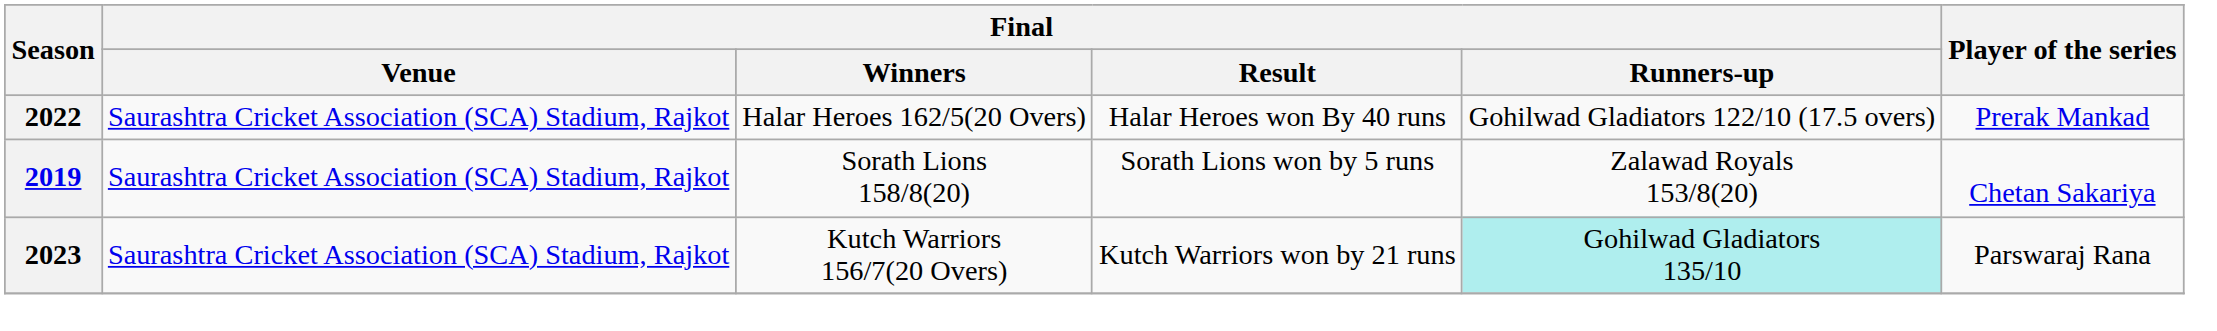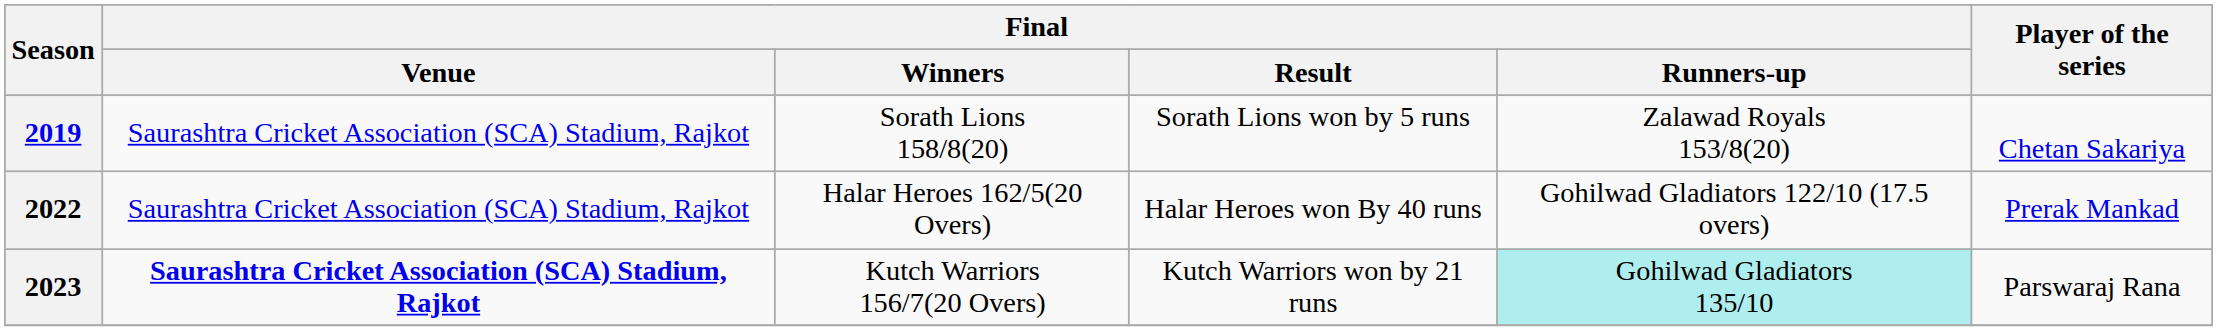rows swapped: (53, 177) <-> (53, 116)
(419, 254) normal -> (438, 286) bold
